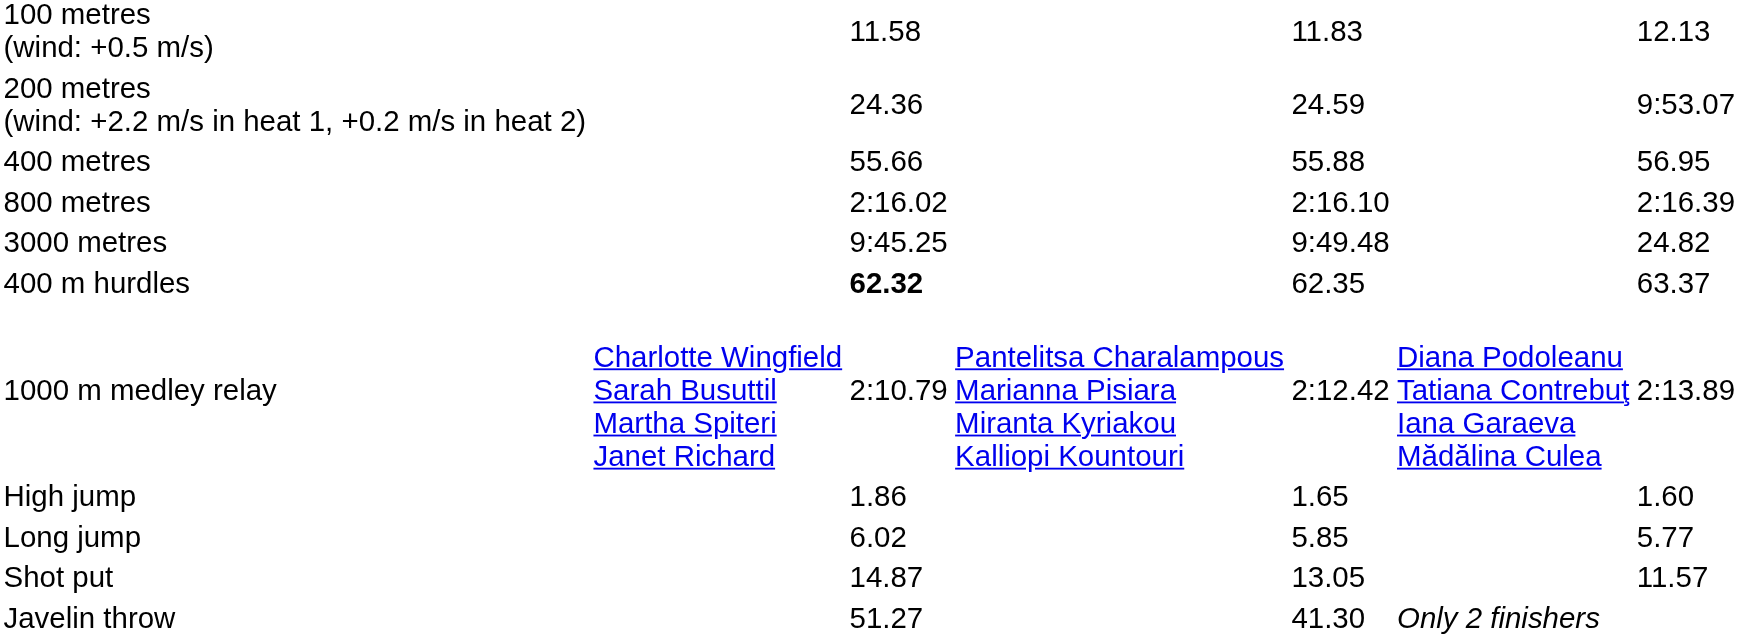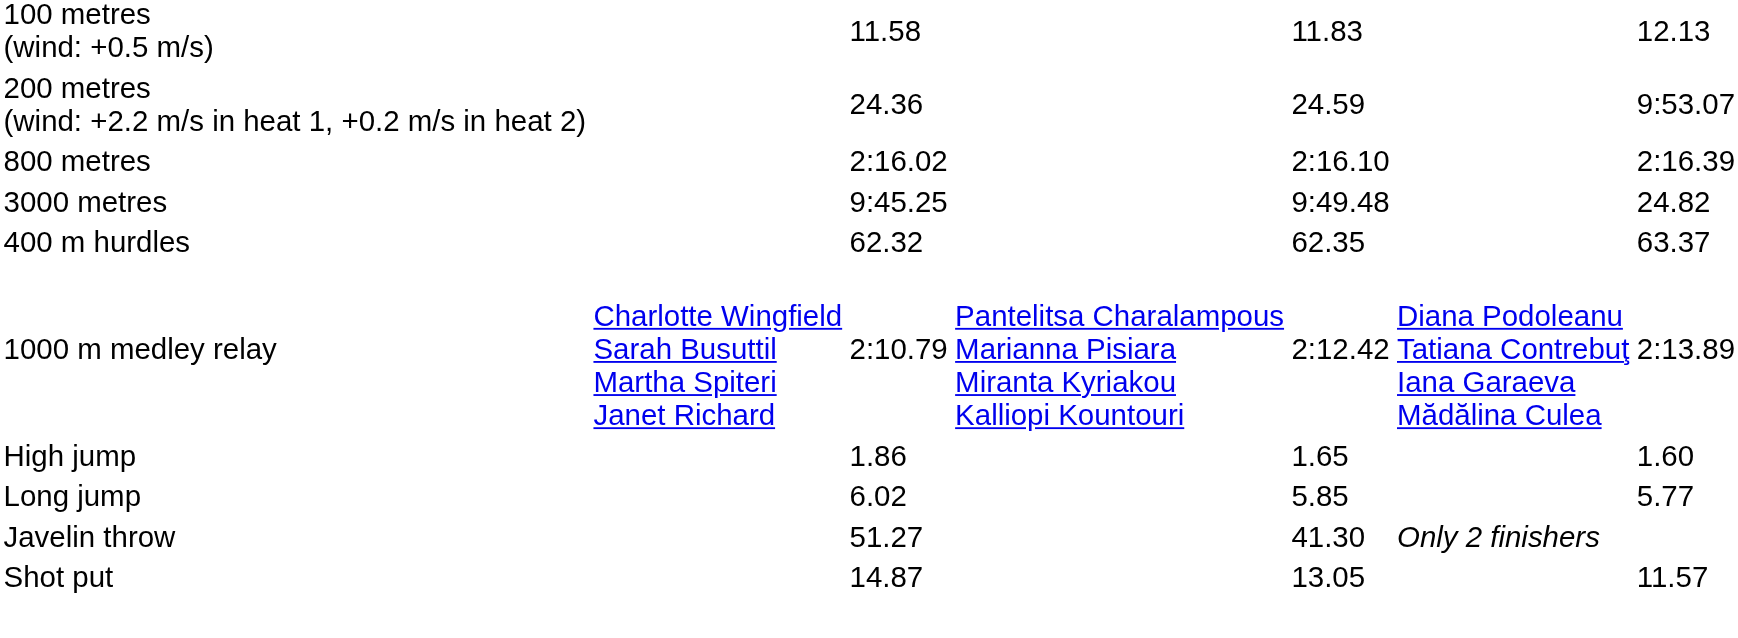- row: (77, 161)
(886, 283) bold -> (886, 242) normal
rows swapped: (58, 577) <-> (89, 618)
